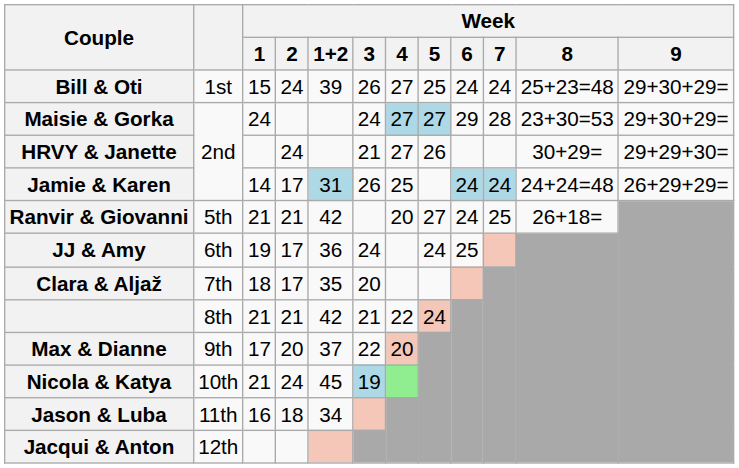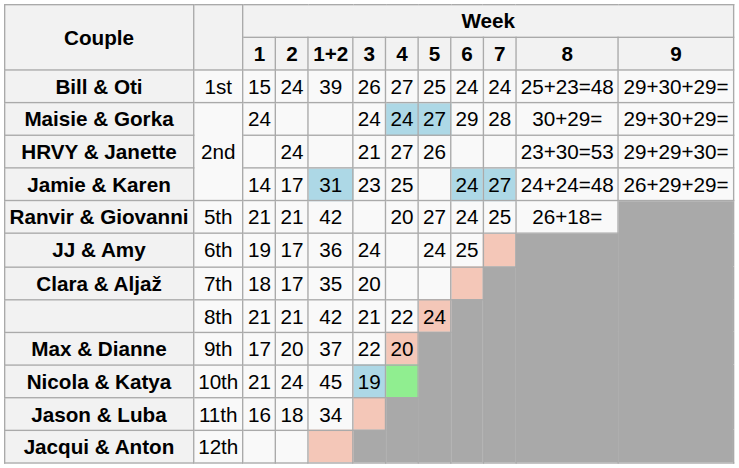(402, 119) 27 -> (402, 119) 24
(567, 119) 23+30=53 -> (567, 119) 30+29=
(567, 152) 30+29= -> (567, 152) 23+30=53
(369, 185) 26 -> (369, 185) 23
(500, 185) 24 -> (500, 185) 27
